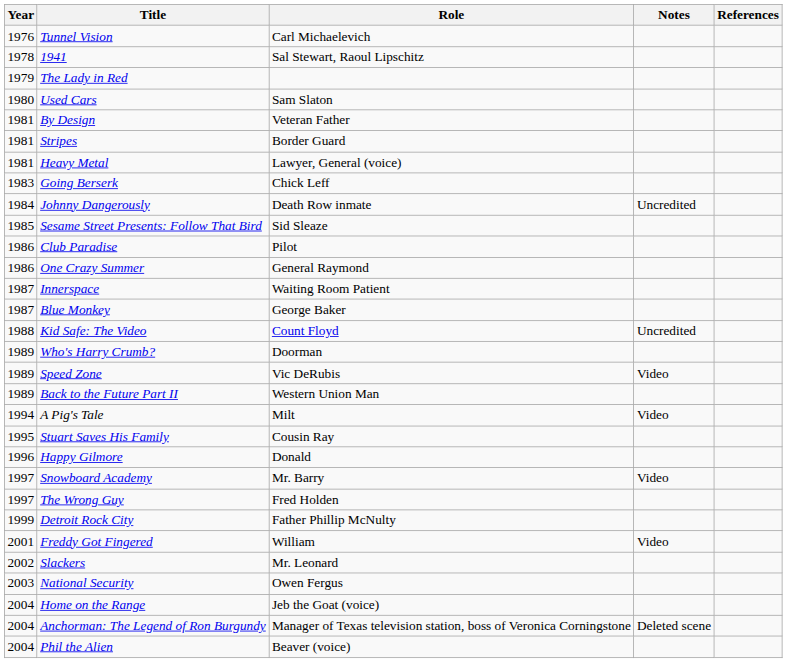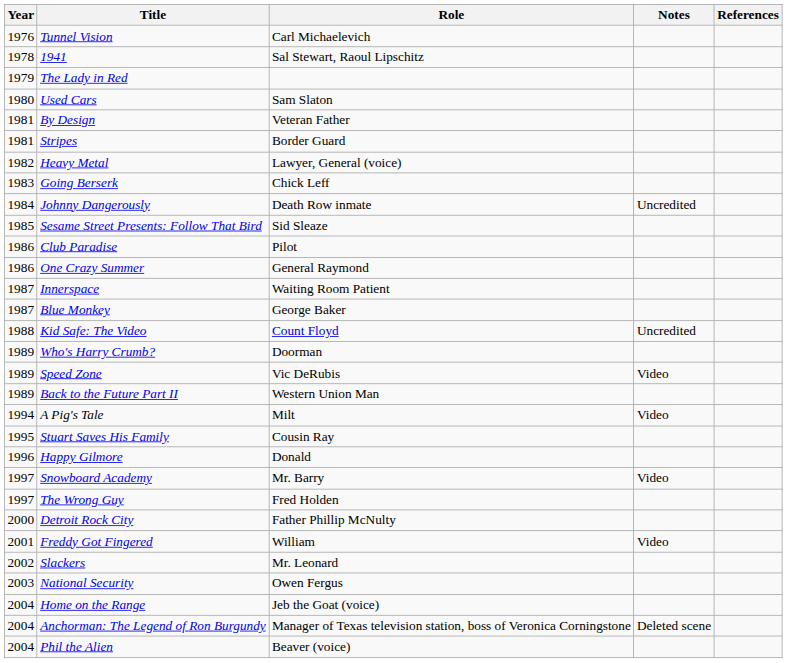(21, 162) 1981 -> (21, 162) 1982
(21, 520) 1999 -> (21, 520) 2000
